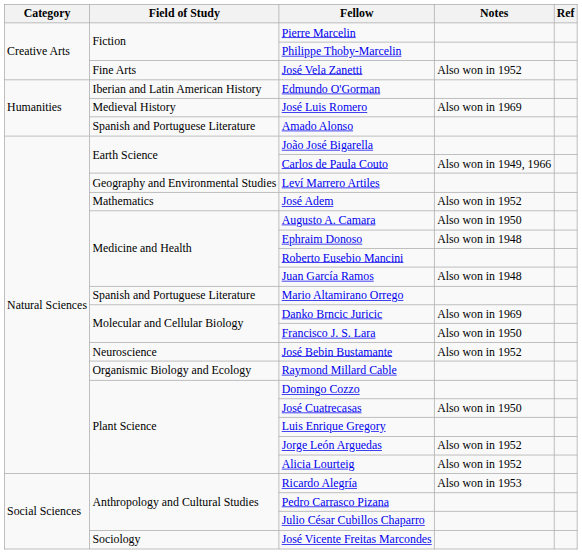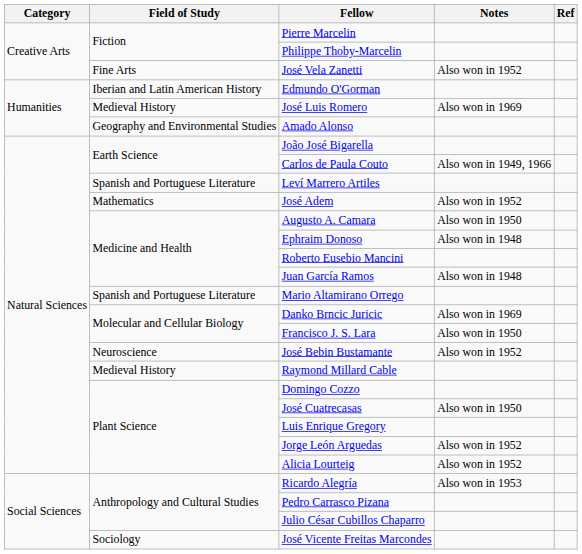(174, 126) Spanish and Portuguese Literature -> (184, 126) Geography and Environmental Studies
(184, 182) Geography and Environmental Studies -> (174, 182) Spanish and Portuguese Literature
(172, 370) Organismic Biology and Ecology -> (134, 370) Medieval History
